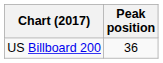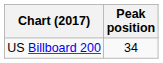(131, 48) 36 -> (131, 48) 34
